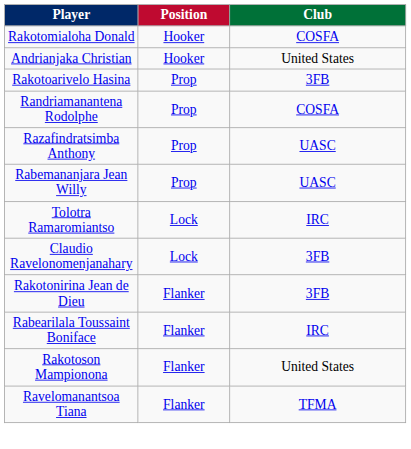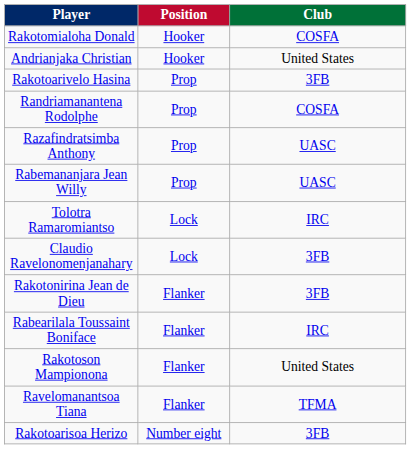+ row: (71, 433)
